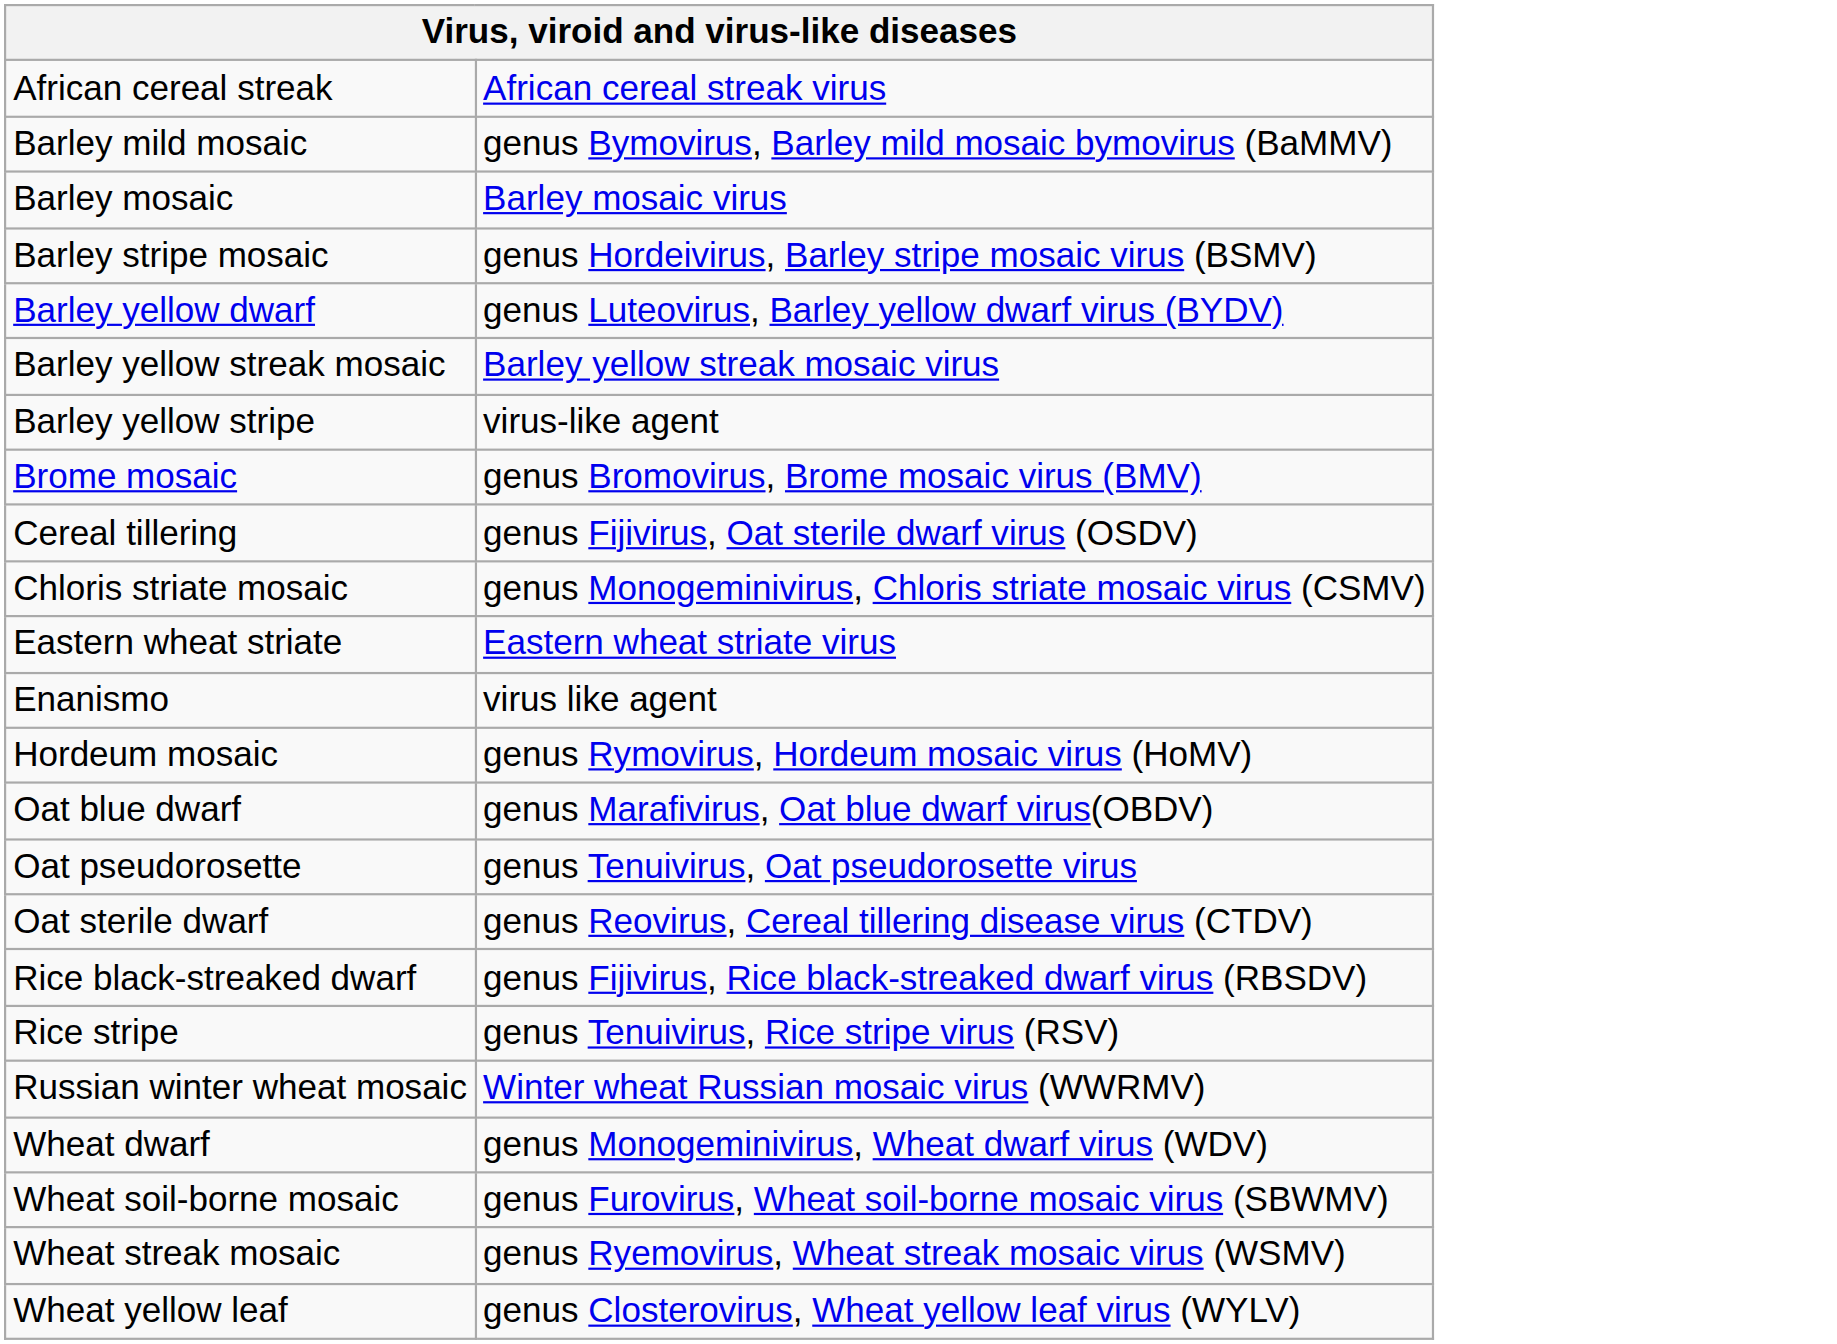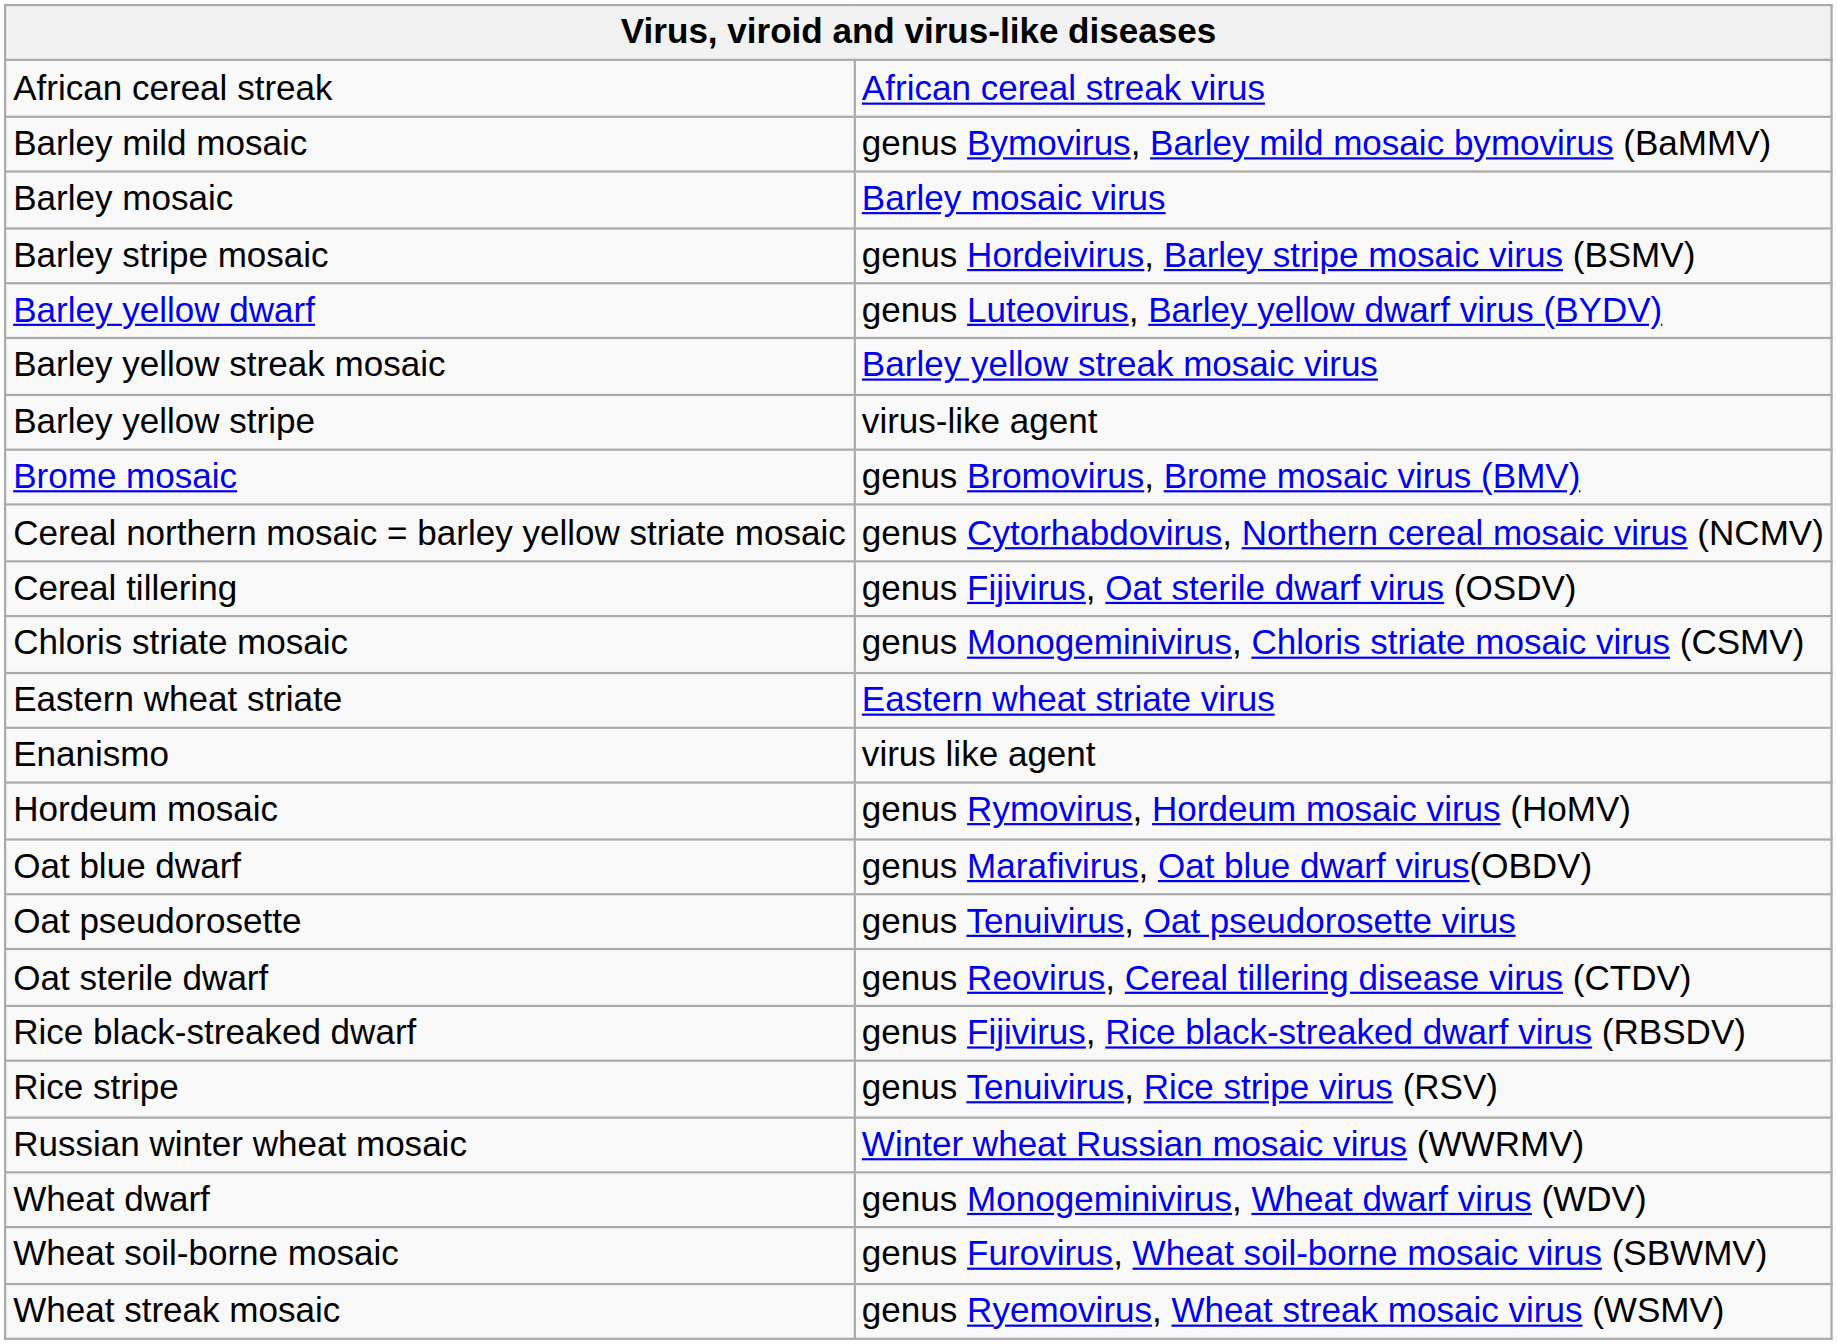+ row: (429, 532)
- row: (150, 1310)
